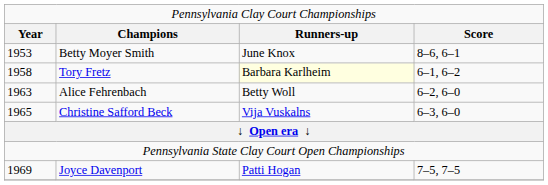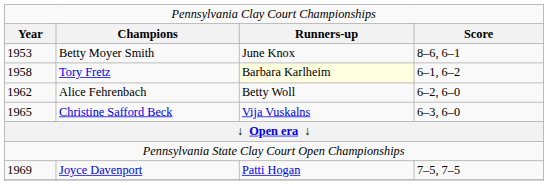(20, 92) 1963 -> (20, 92) 1962
